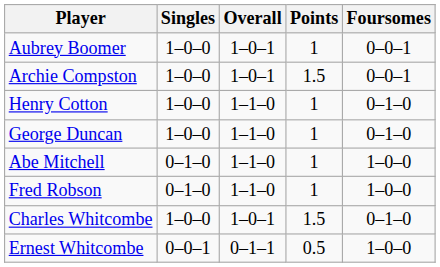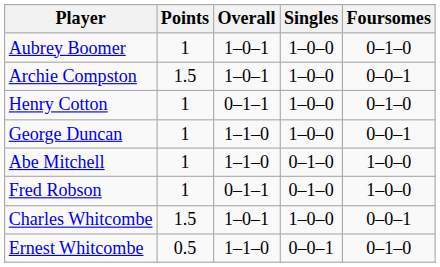columns swapped: (314, 18) <-> (188, 18)
(389, 47) 0–0–1 -> (389, 47) 0–1–0
(253, 104) 1–1–0 -> (247, 104) 0–1–1
(389, 133) 0–1–0 -> (389, 133) 0–0–1
(253, 190) 1–1–0 -> (247, 190) 0–1–1
(389, 219) 0–1–0 -> (389, 219) 0–0–1
(253, 248) 0–1–1 -> (247, 248) 1–1–0
(389, 248) 1–0–0 -> (389, 248) 0–1–0
